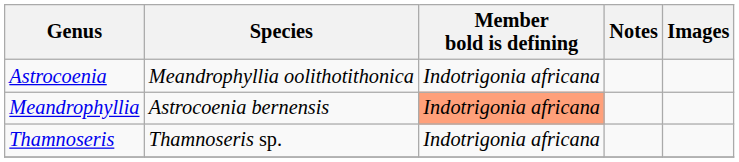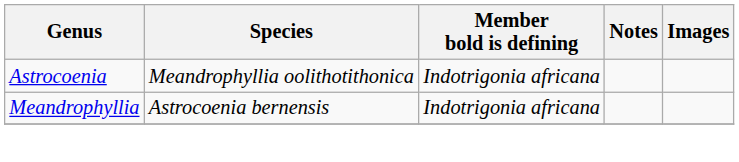(512, 107) lightsalmon background -> (512, 107) no background
- row: (62, 140)
